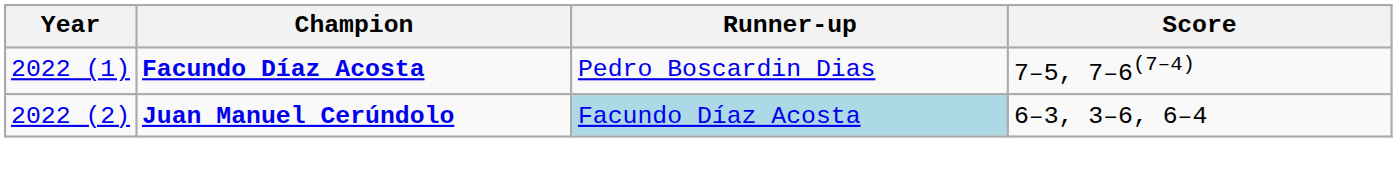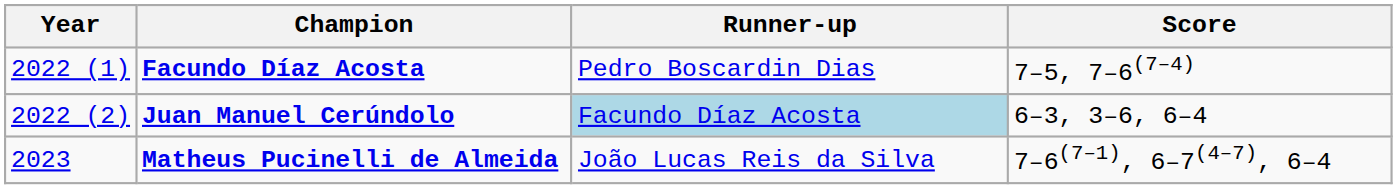+ row: (350, 160)
